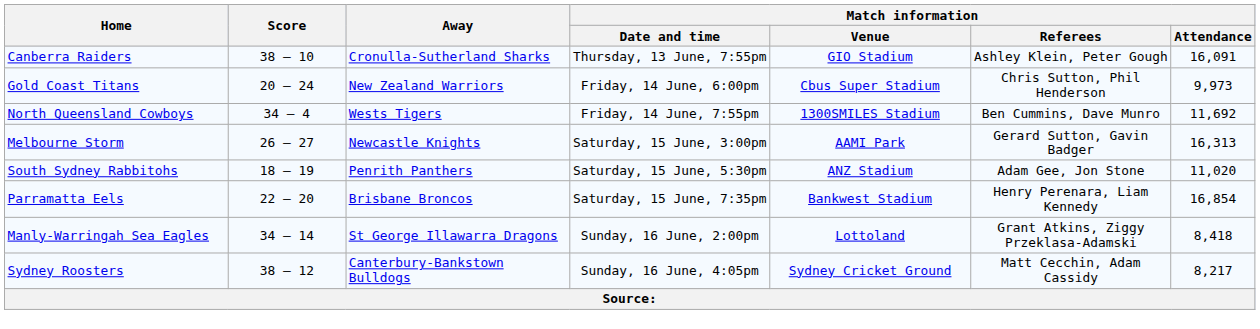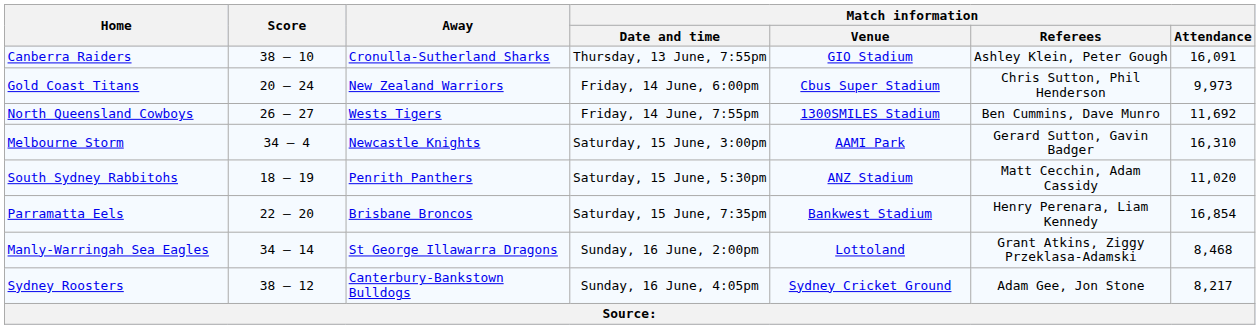(287, 114) 34 – 4 -> (287, 114) 26 – 27
(287, 142) 26 – 27 -> (287, 142) 34 – 4
(1213, 142) 16,313 -> (1213, 142) 16,310
(1071, 171) Adam Gee, Jon Stone -> (1071, 178) Matt Cecchin, Adam Cassidy
(1213, 235) 8,418 -> (1213, 250) 8,468
(1071, 271) Matt Cecchin, Adam Cassidy -> (1071, 285) Adam Gee, Jon Stone
